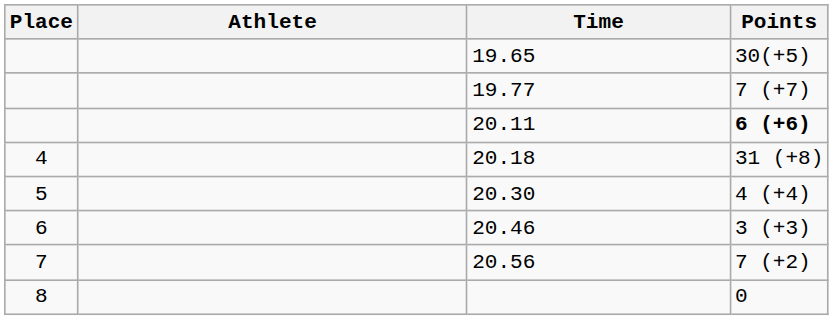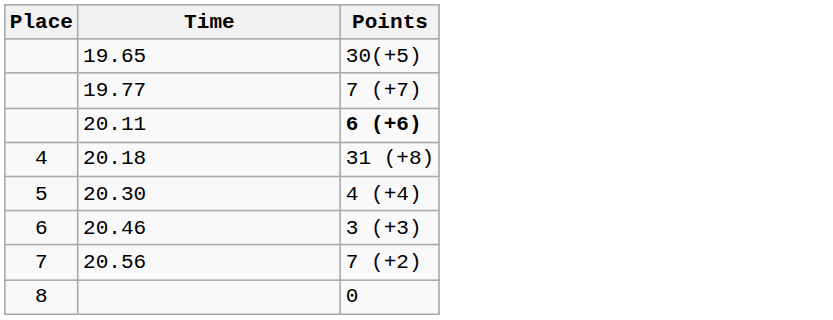- column: (273, 22)
